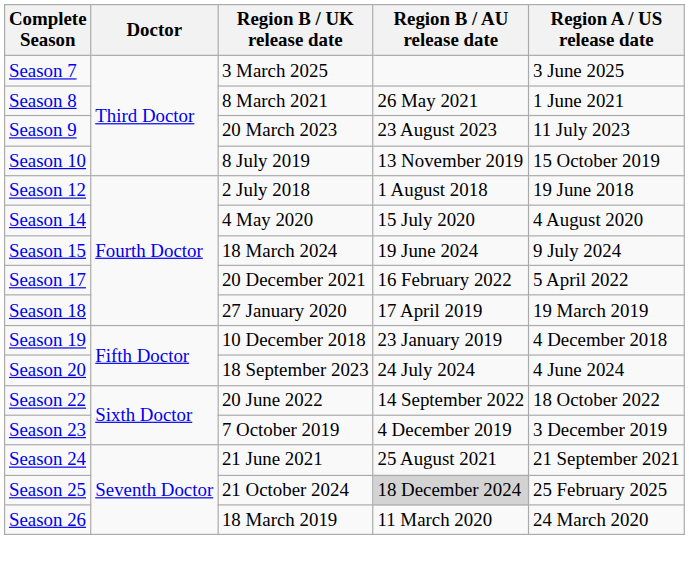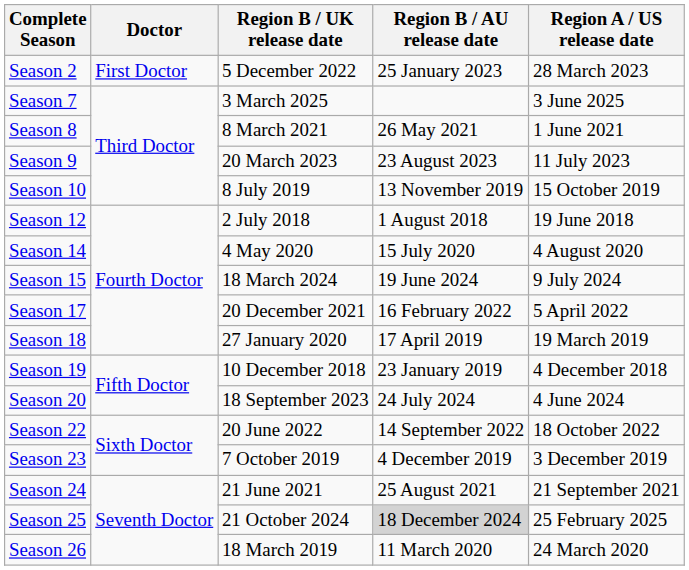+ row: (43, 70)
